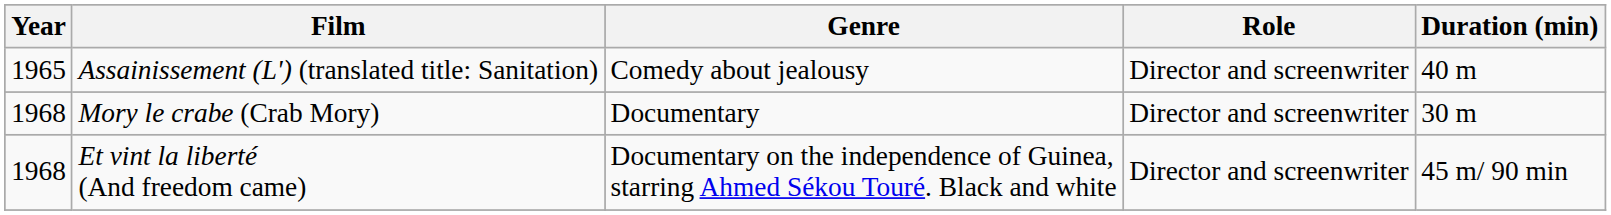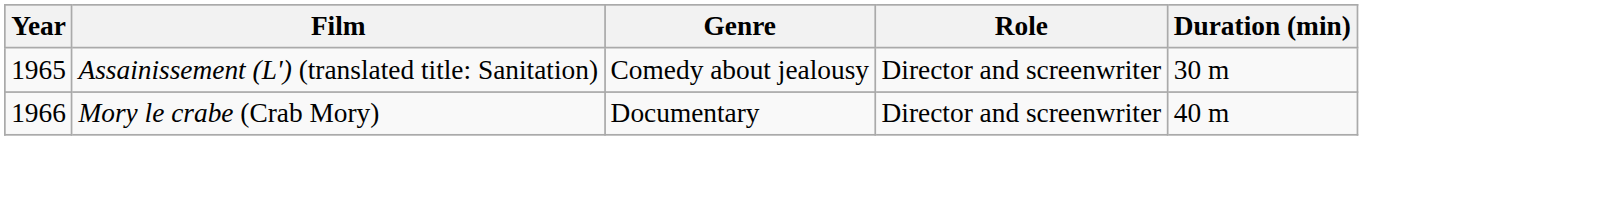(1449, 69) 40 m -> (1201, 69) 30 m
(39, 112) 1968 -> (39, 112) 1966
(1449, 112) 30 m -> (1201, 112) 40 m
- row: (192, 171)
